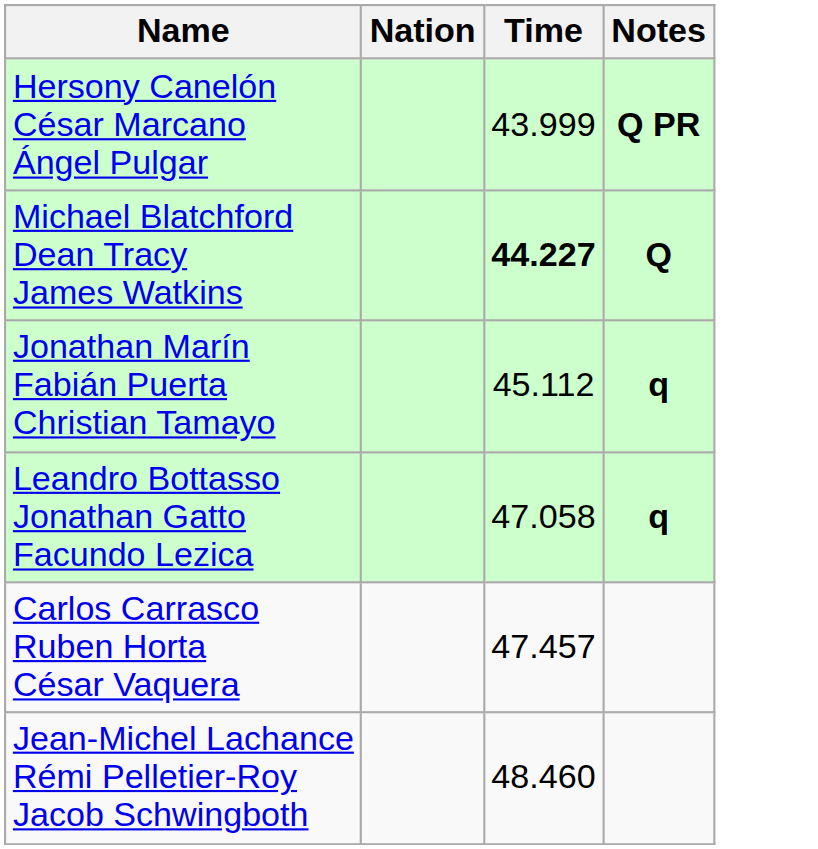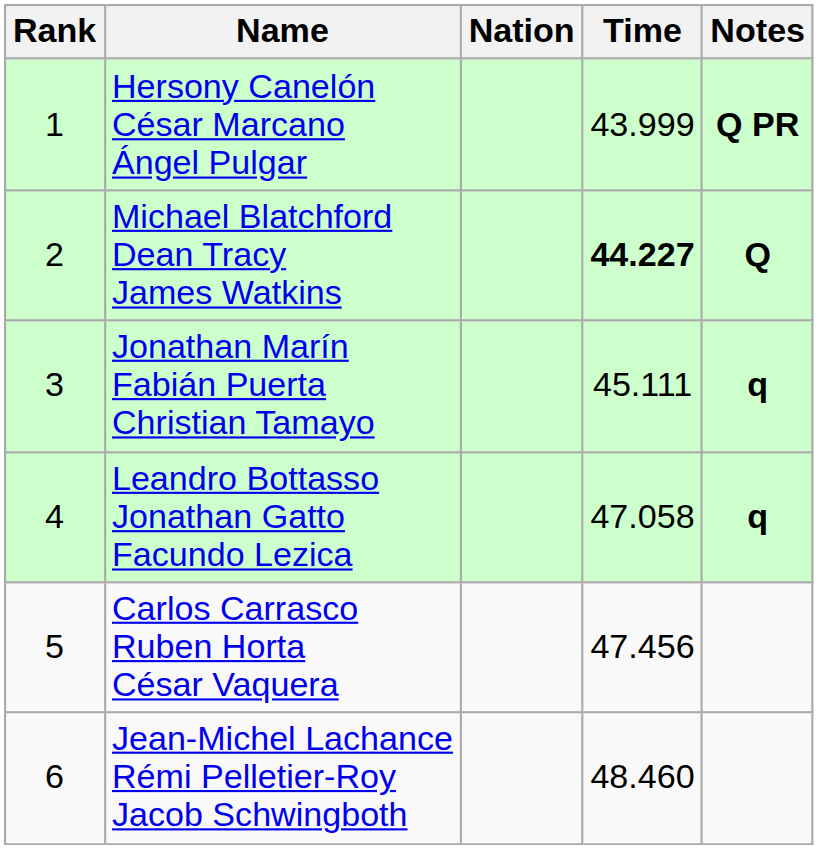+ column: (55, 31)
(543, 385) 45.112 -> (643, 385) 45.111
(543, 646) 47.457 -> (643, 646) 47.456
